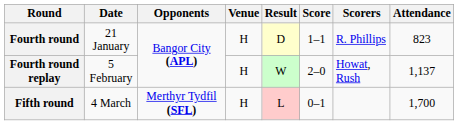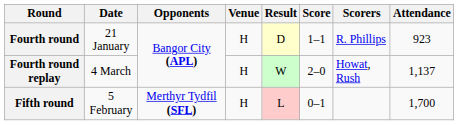(422, 39) 823 -> (422, 39) 923
(111, 71) 5 February -> (111, 71) 4 March
(111, 103) 4 March -> (111, 103) 5 February
